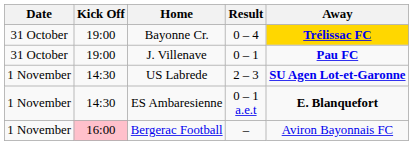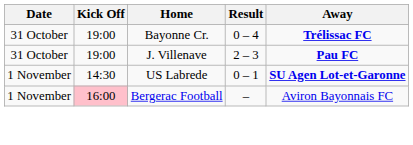(337, 34) gold background -> (337, 34) no background
(246, 55) 0 – 1 -> (246, 55) 2 – 3
(246, 75) 2 – 3 -> (246, 75) 0 – 1
- row: (177, 103)
